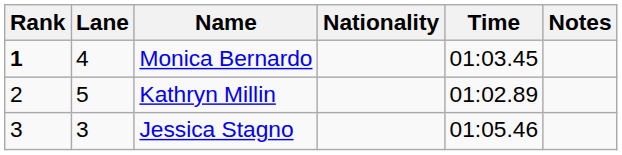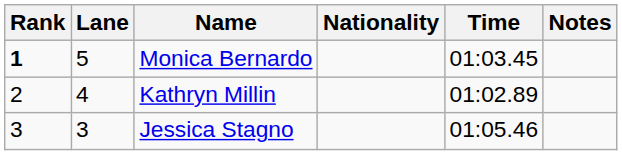(82, 58) 4 -> (82, 58) 5
(82, 94) 5 -> (82, 94) 4
